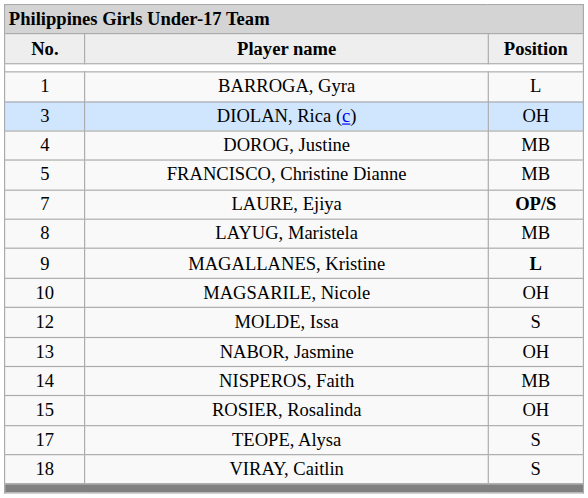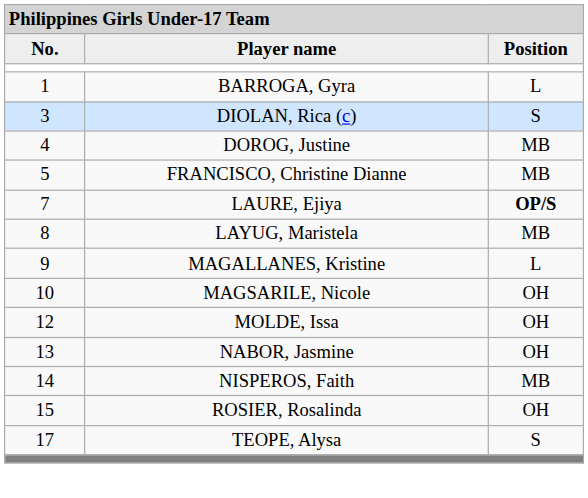(536, 116) OH -> (536, 116) S
(536, 263) bold -> (536, 263) normal
(536, 322) S -> (536, 322) OH
- row: (45, 469)
